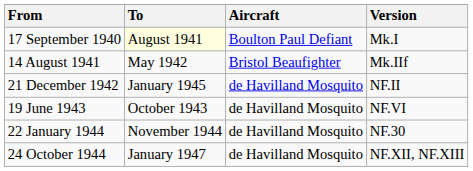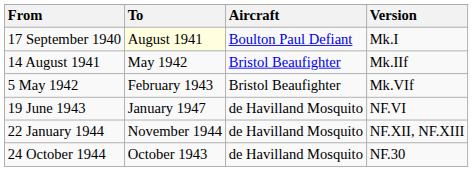+ row: (43, 85)
- row: (63, 85)
(168, 108) October 1943 -> (167, 108) January 1947
(387, 131) NF.30 -> (417, 131) NF.XII, NF.XIII
(167, 154) January 1947 -> (168, 154) October 1943
(417, 154) NF.XII, NF.XIII -> (387, 154) NF.30
